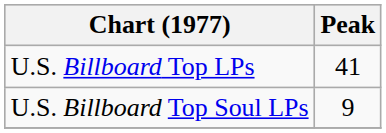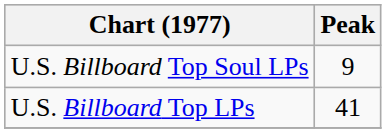rows swapped: (133, 66) <-> (160, 107)
